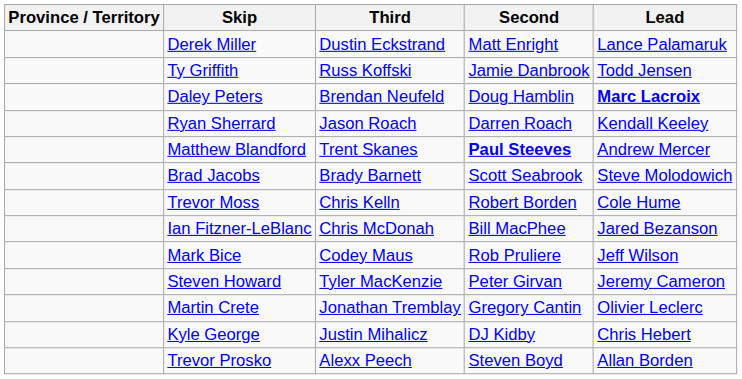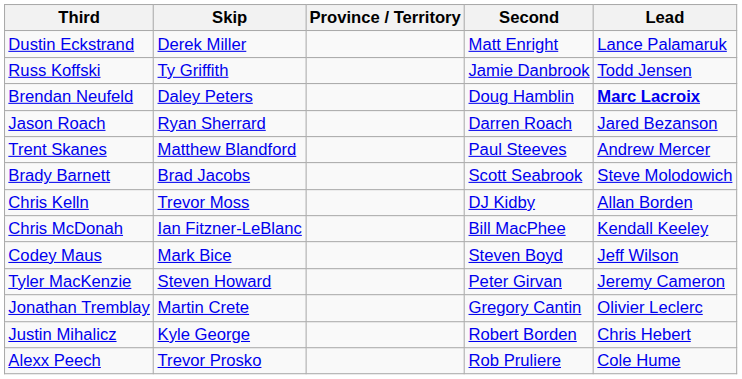columns swapped: (84, 17) <-> (390, 17)
(653, 123) Kendall Keeley -> (657, 123) Jared Bezanson
(520, 149) bold -> (518, 149) normal
(523, 202) Robert Borden -> (502, 202) DJ Kidby
(639, 202) Cole Hume -> (645, 202) Allan Borden
(657, 228) Jared Bezanson -> (653, 228) Kendall Keeley
(515, 255) Rob Pruliere -> (516, 255) Steven Boyd
(502, 334) DJ Kidby -> (523, 334) Robert Borden
(516, 360) Steven Boyd -> (515, 360) Rob Pruliere
(645, 360) Allan Borden -> (639, 360) Cole Hume
